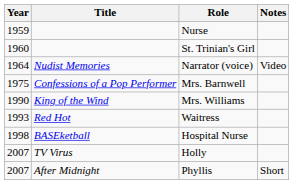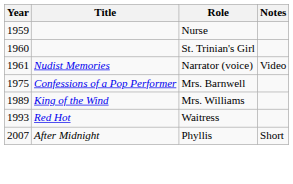(18, 65) 1964 -> (18, 65) 1961
(18, 100) 1990 -> (18, 100) 1989
- row: (215, 135)
- row: (194, 153)
